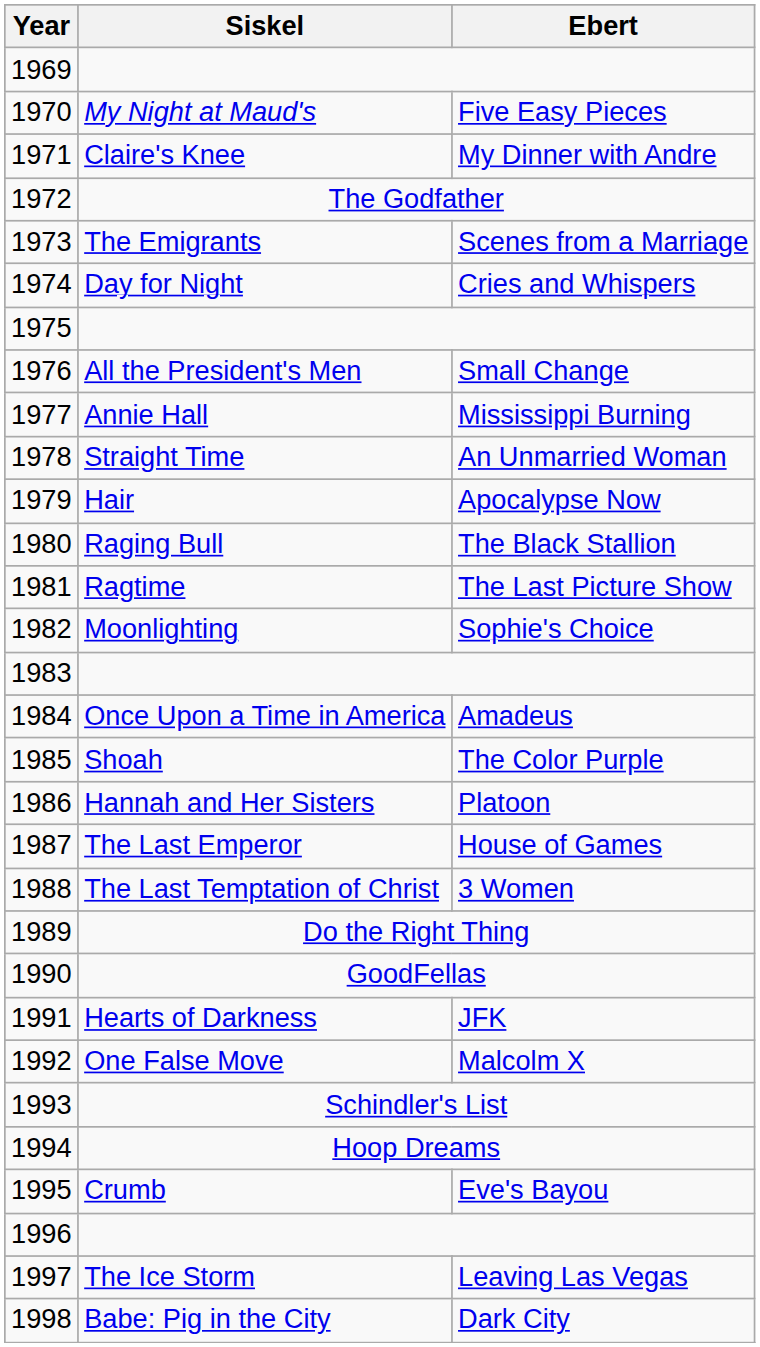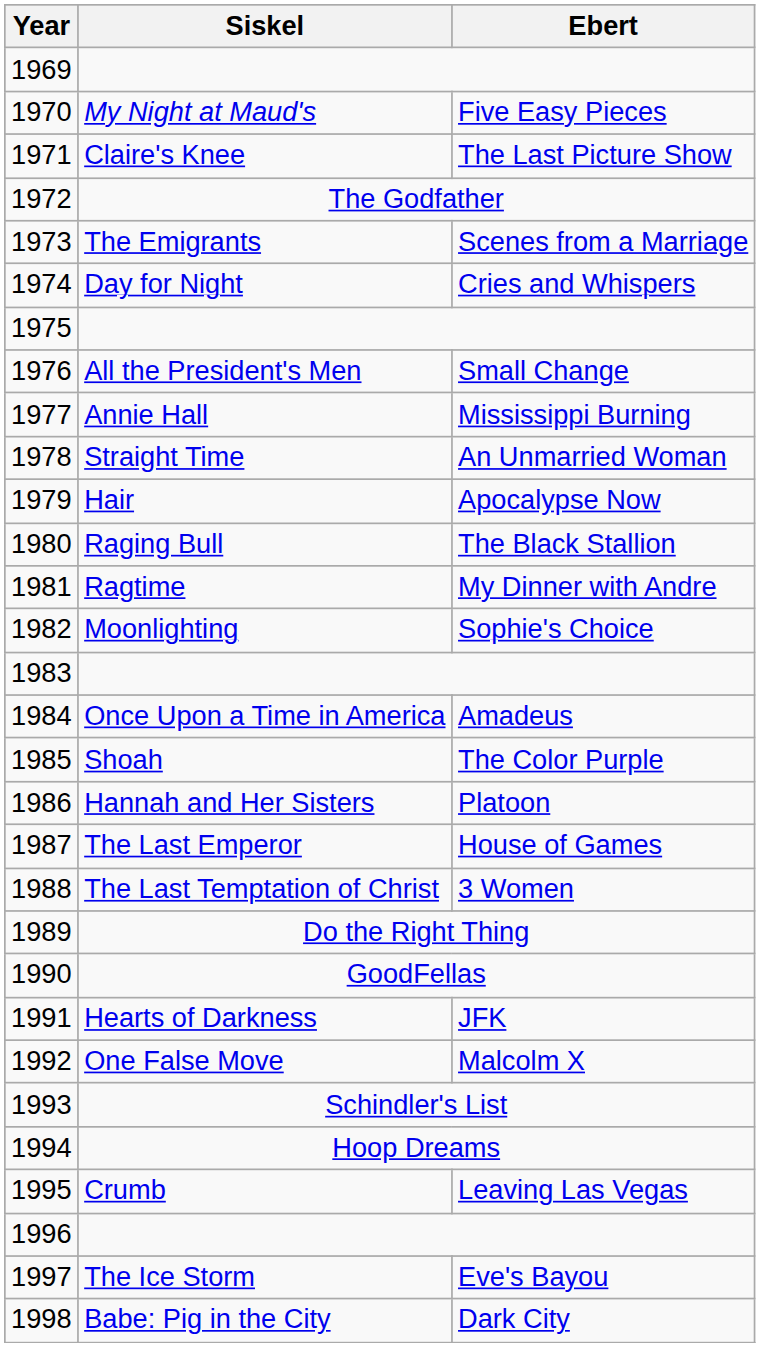(587, 155) My Dinner with Andre -> (595, 155) The Last Picture Show
(595, 586) The Last Picture Show -> (587, 586) My Dinner with Andre
(533, 1190) Eve's Bayou -> (573, 1190) Leaving Las Vegas
(573, 1277) Leaving Las Vegas -> (533, 1277) Eve's Bayou
